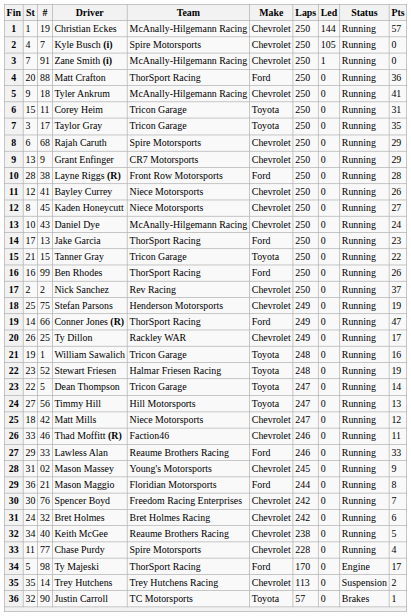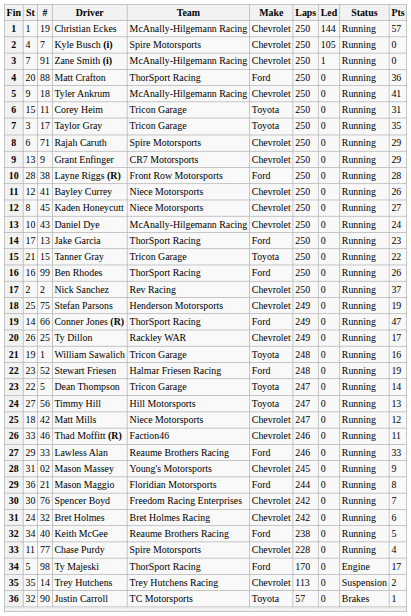(45, 143) 68 -> (45, 143) 71
(265, 371) Toyota -> (261, 371) Ford
(271, 534) Chevrolet -> (261, 534) Ford
